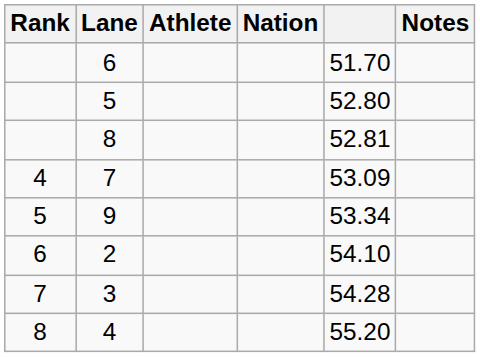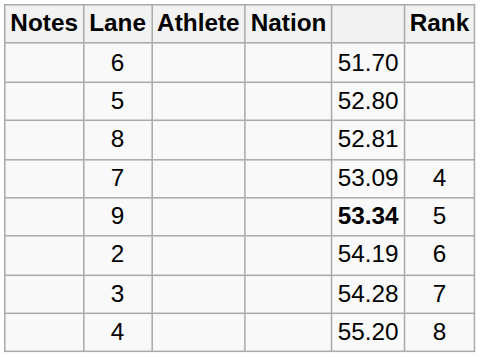columns swapped: (40, 23) <-> (435, 23)
(360, 216) normal -> (368, 216) bold
(360, 255) 54.10 -> (368, 255) 54.19
